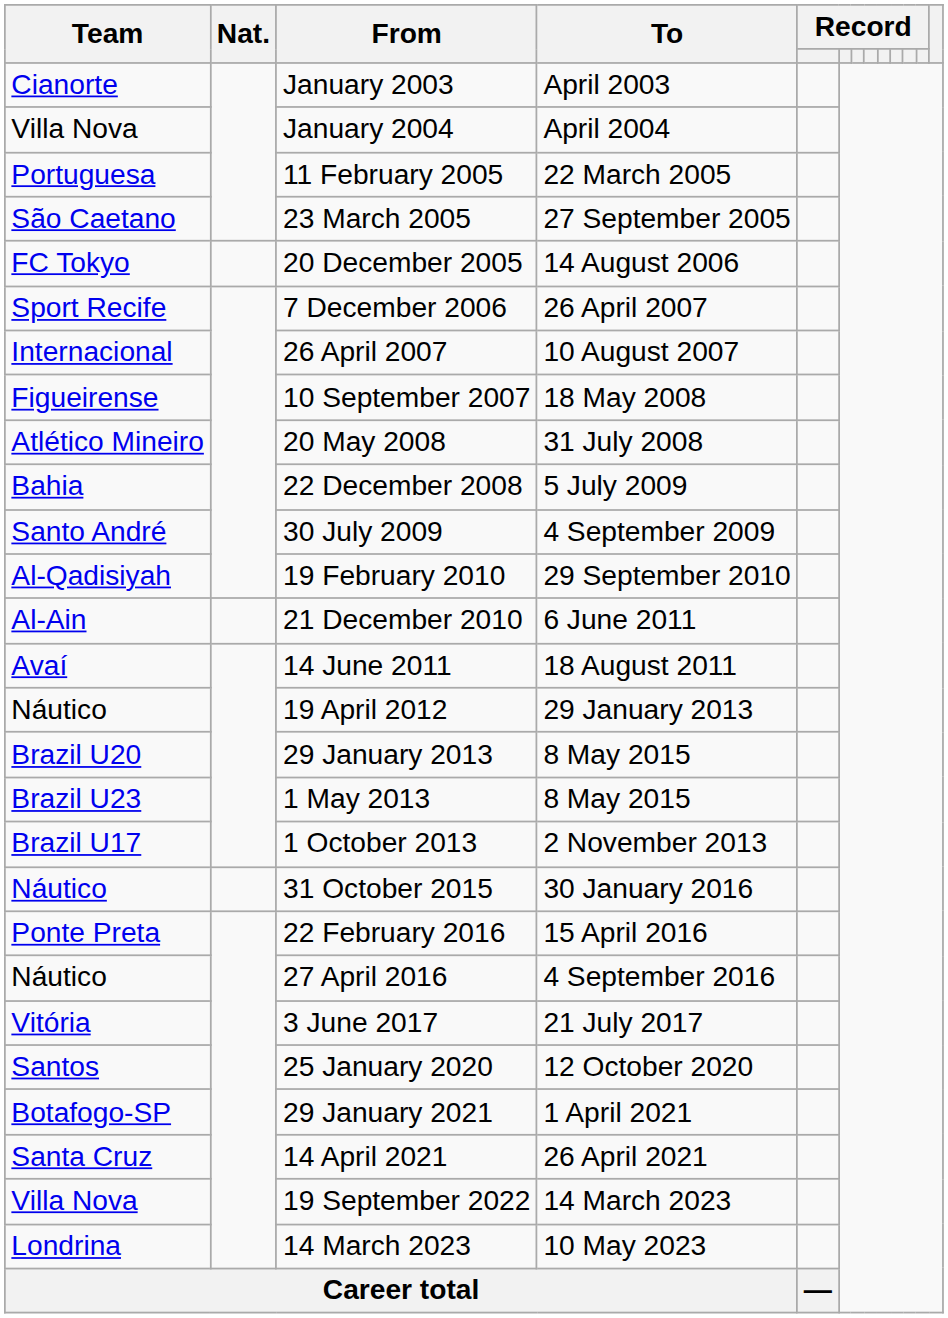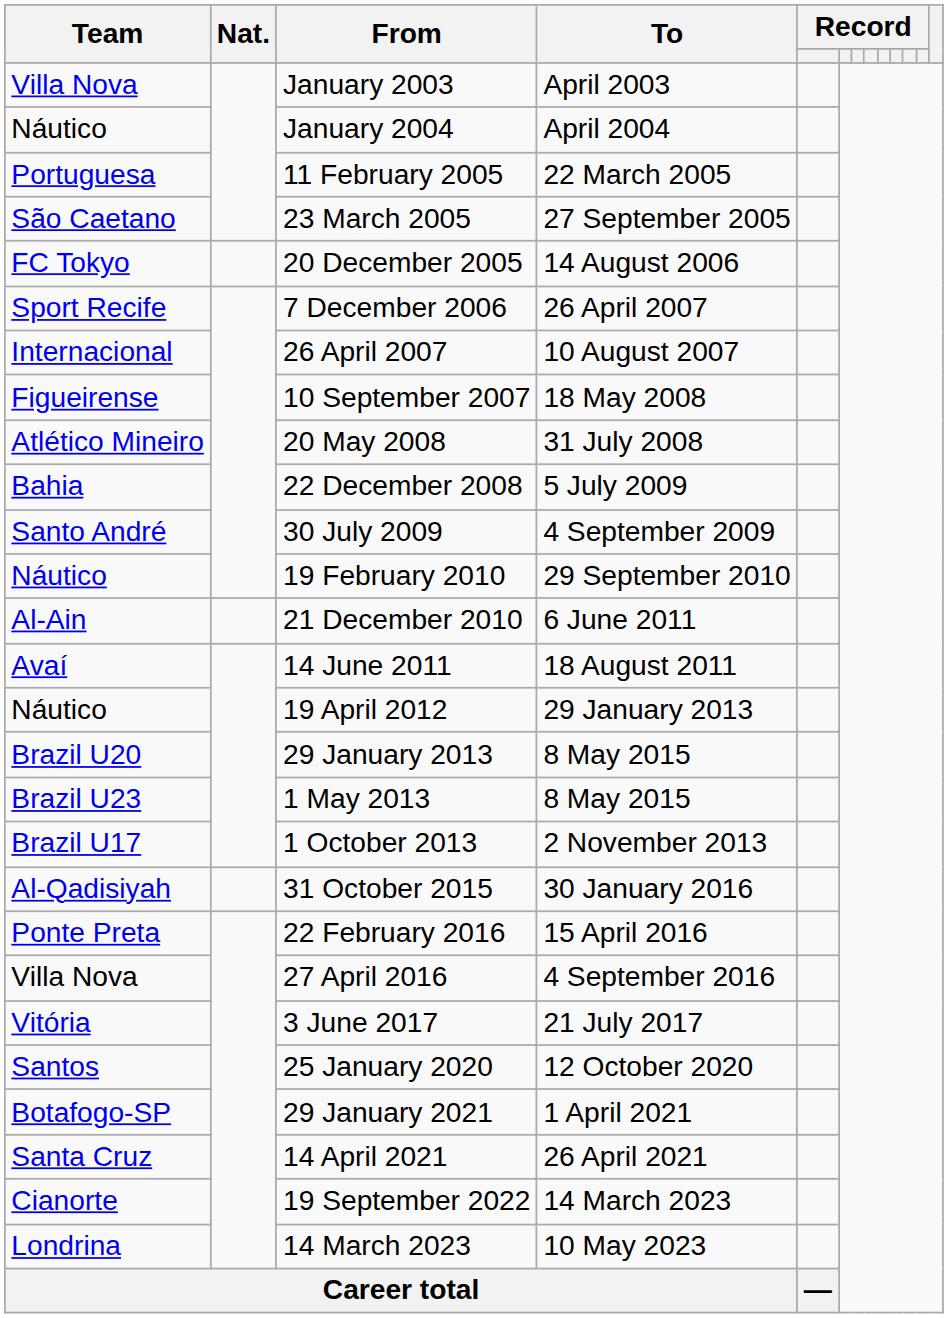(65, 84) Cianorte -> (75, 84) Villa Nova
(75, 129) Villa Nova -> (59, 129) Náutico
(91, 575) Al-Qadisiyah -> (59, 575) Náutico
(59, 888) Náutico -> (91, 888) Al-Qadisiyah
(59, 977) Náutico -> (75, 977) Villa Nova
(75, 1200) Villa Nova -> (65, 1200) Cianorte
